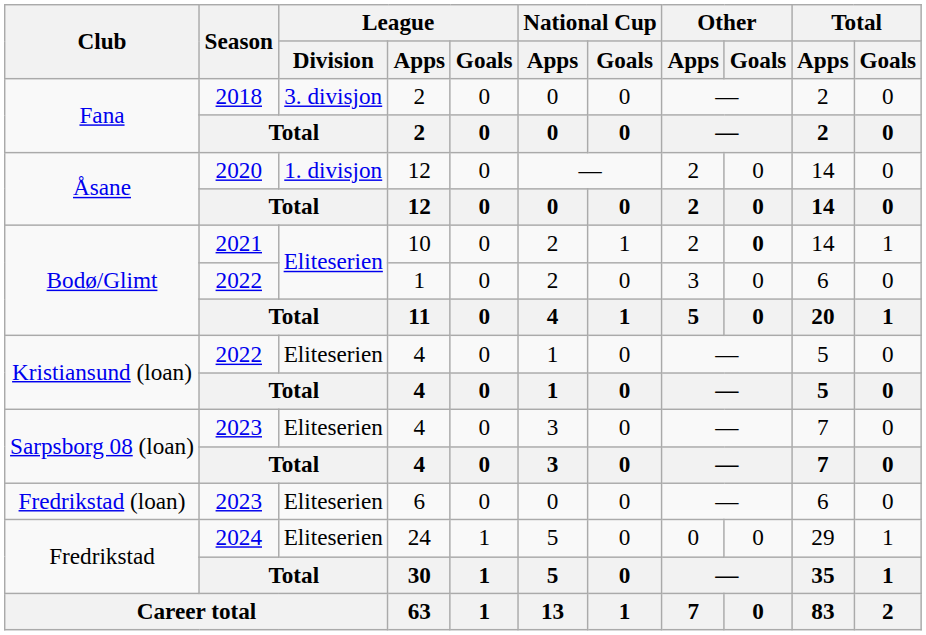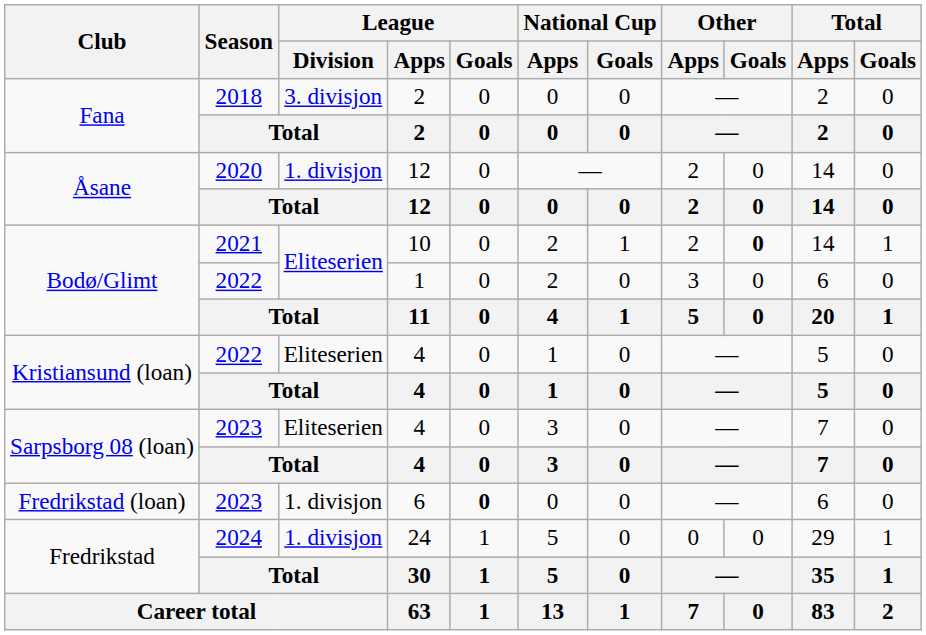(333, 501) Eliteserien -> (333, 501) 1. divisjon
(484, 501) normal -> (484, 501) bold
(333, 538) Eliteserien -> (333, 538) 1. divisjon
